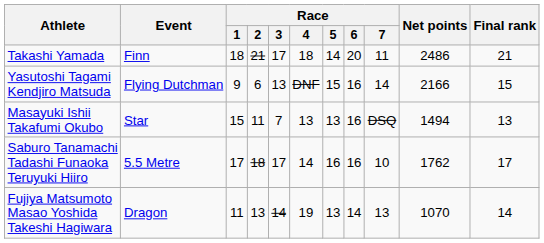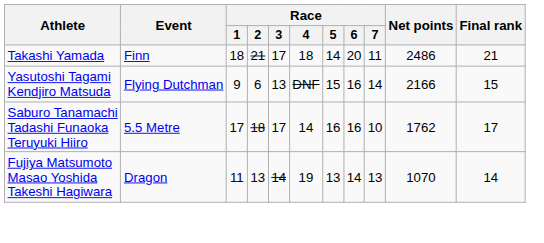- row: (55, 120)
